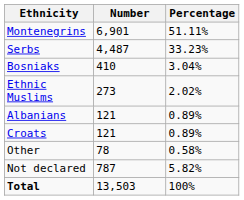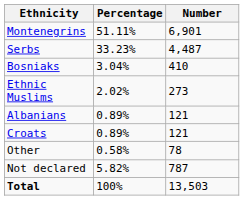columns swapped: (130, 13) <-> (202, 13)
